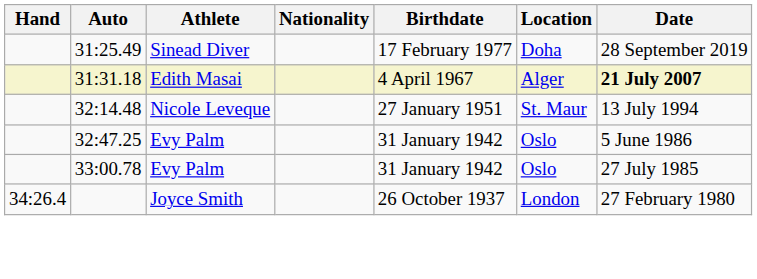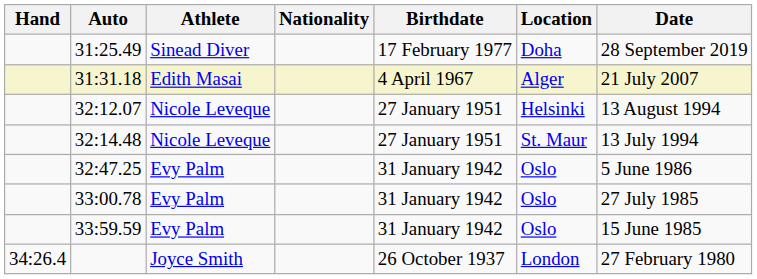(651, 79) bold -> (650, 79) normal
+ row: (108, 109)
+ row: (108, 229)
